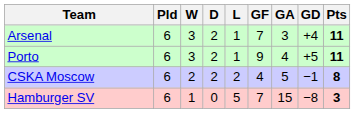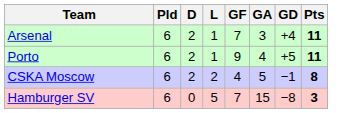- column: (192, 14)
